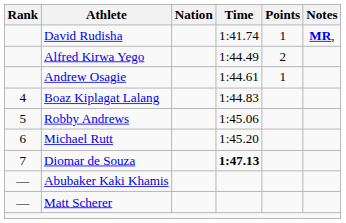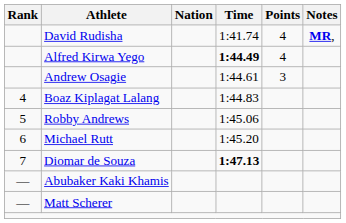(283, 35) 1 -> (283, 35) 4
(239, 56) normal -> (239, 56) bold
(283, 56) 2 -> (283, 56) 4
(283, 77) 1 -> (283, 77) 3
